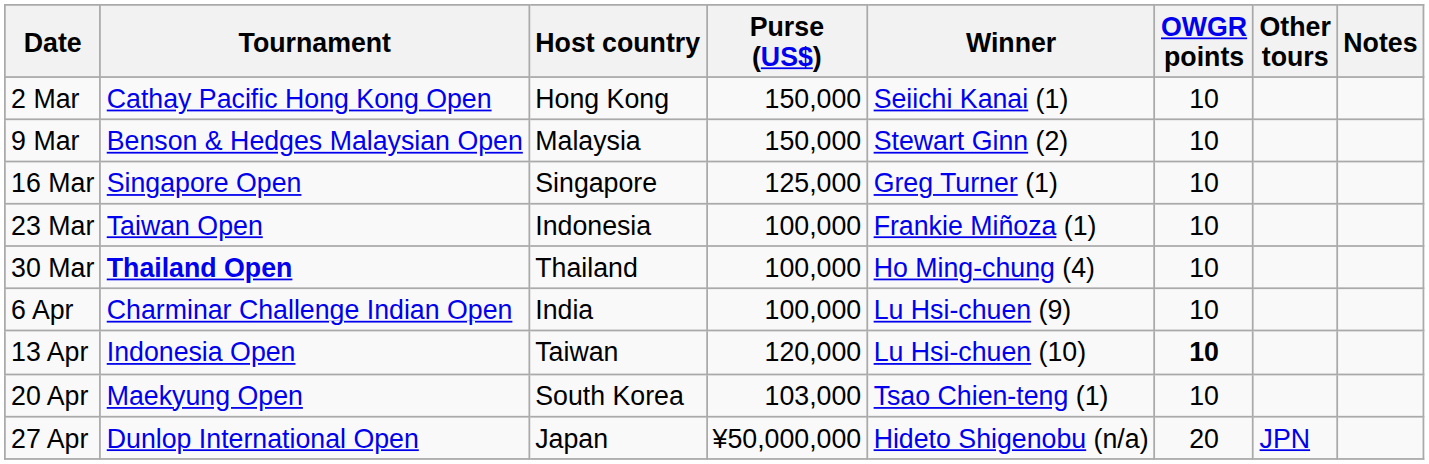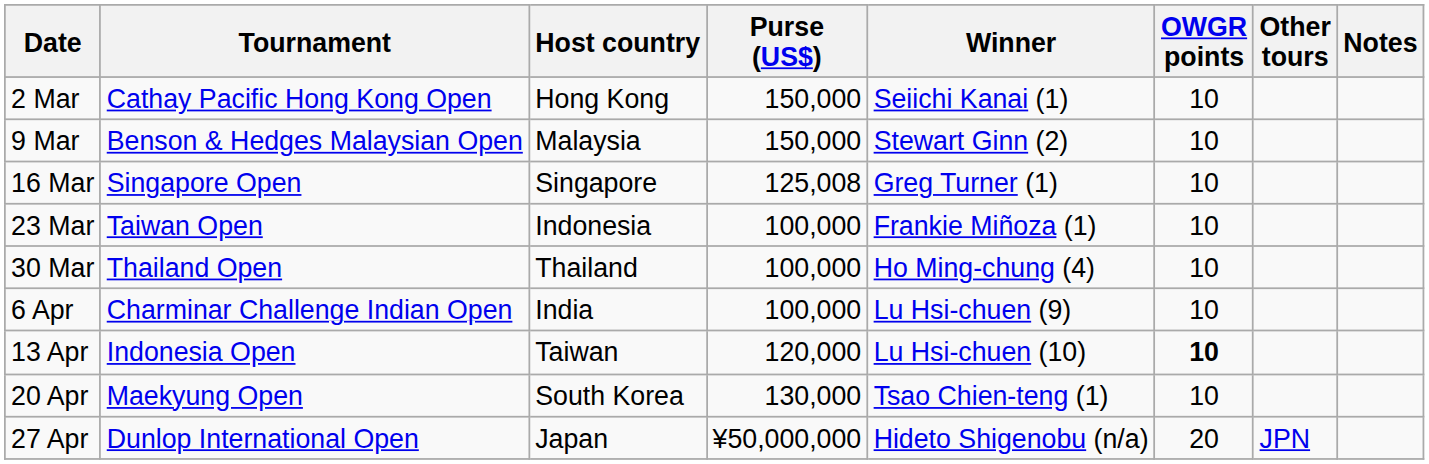(813, 183) 125,000 -> (813, 183) 125,008
(200, 268) bold -> (194, 268) normal
(813, 395) 103,000 -> (813, 395) 130,000
